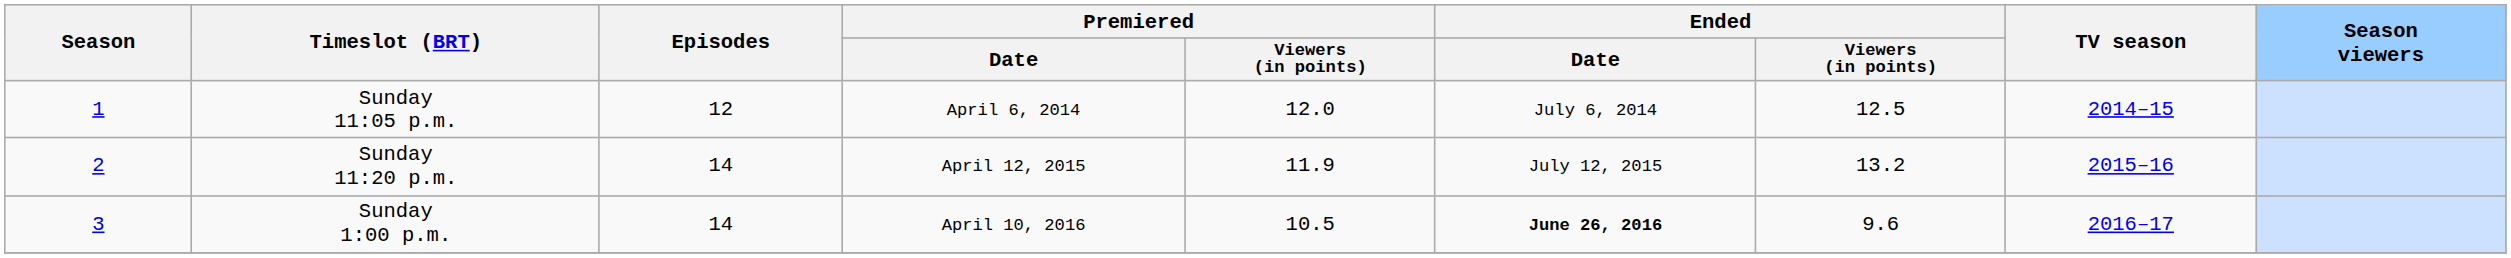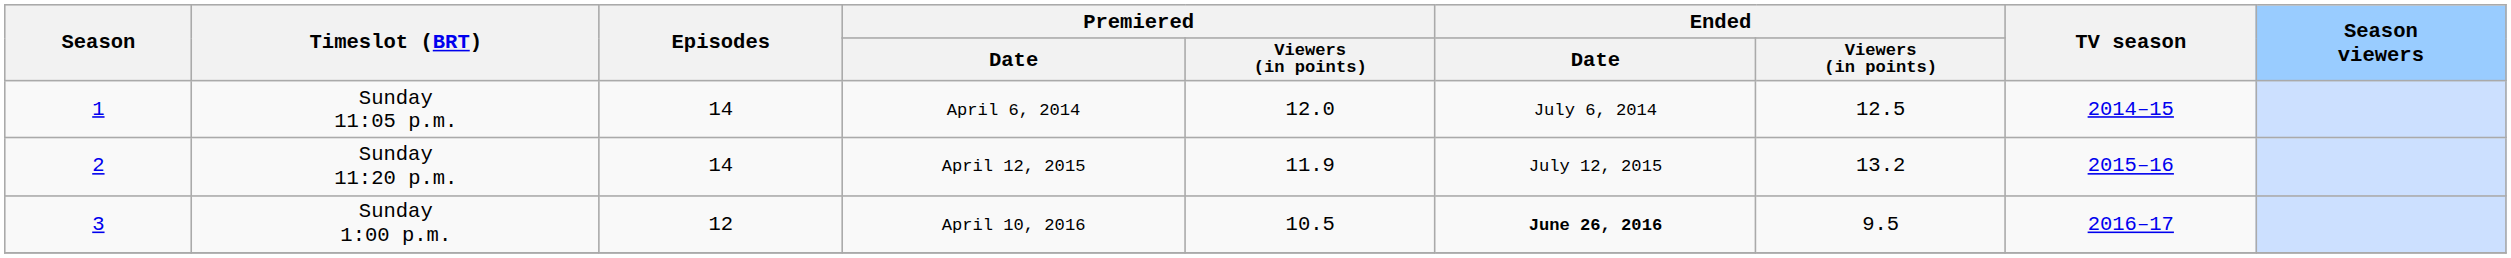(721, 109) 12 -> (721, 109) 14
(721, 224) 14 -> (721, 224) 12
(1881, 224) 9.6 -> (1881, 224) 9.5
